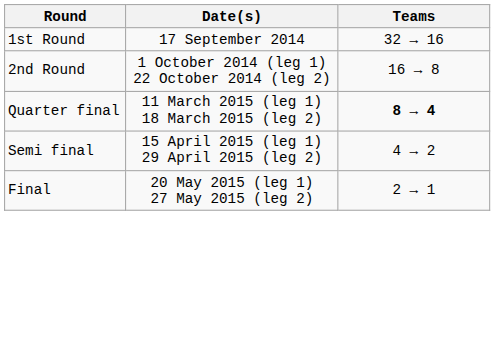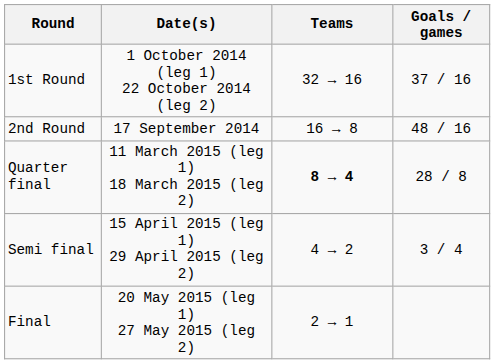+ column: (441, 24)
(232, 40) 17 September 2014 -> (186, 81) 1 October 2014 (leg 1) 22 October 2014 (leg 2)
(232, 71) 1 October 2014 (leg 1) 22 October 2014 (leg 2) -> (186, 129) 17 September 2014
